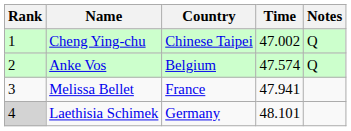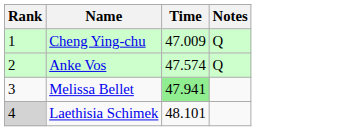- column: (209, 16)
(280, 41) 47.002 -> (186, 41) 47.009
(280, 89) no background -> (186, 89) lightgreen background
